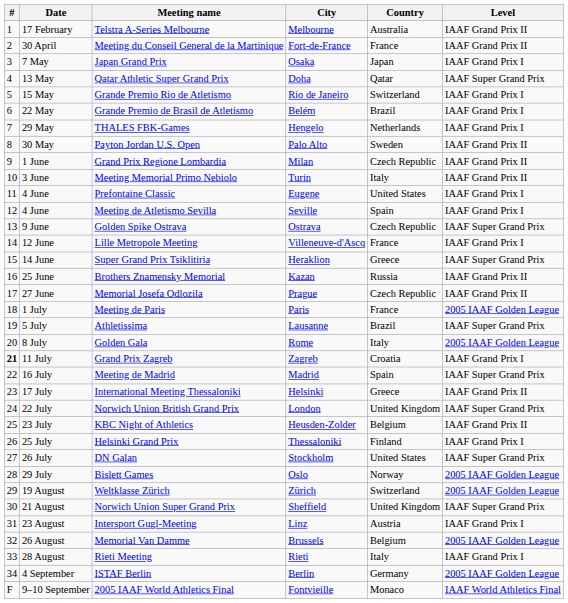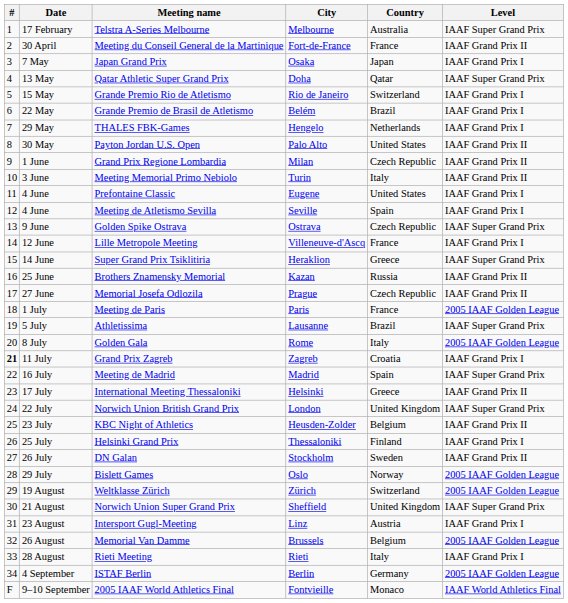(486, 29) IAAF Grand Prix II -> (495, 29) IAAF Super Grand Prix
(386, 144) Sweden -> (398, 144) United States
(398, 458) United States -> (386, 458) Sweden
(495, 458) IAAF Super Grand Prix -> (486, 458) IAAF Grand Prix II
